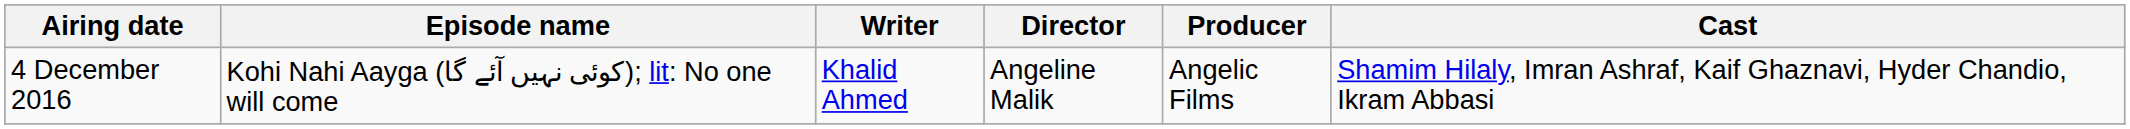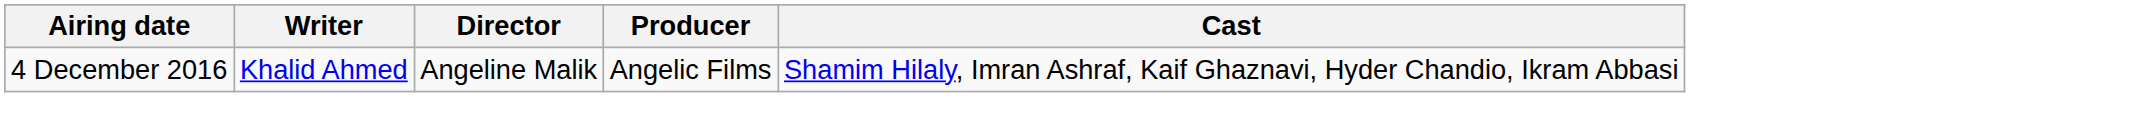- column: (518, 26)
